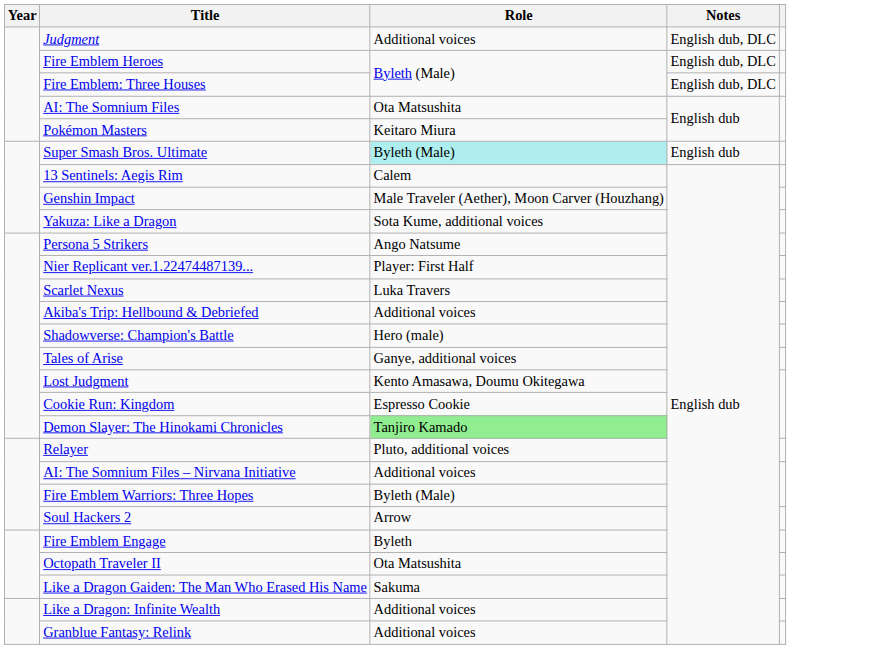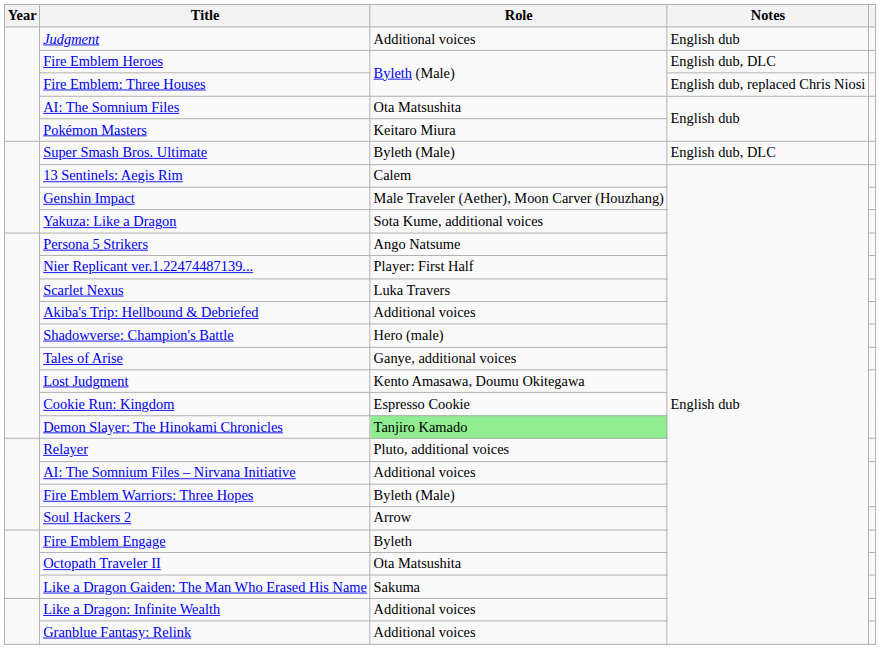(723, 38) English dub, DLC -> (705, 38) English dub
(723, 84) English dub, DLC -> (768, 84) English dub, replaced Chris Niosi
(414, 152) paleturquoise background -> (414, 152) no background
(705, 152) English dub -> (723, 152) English dub, DLC
